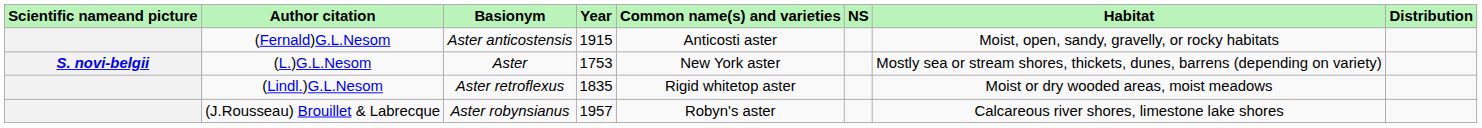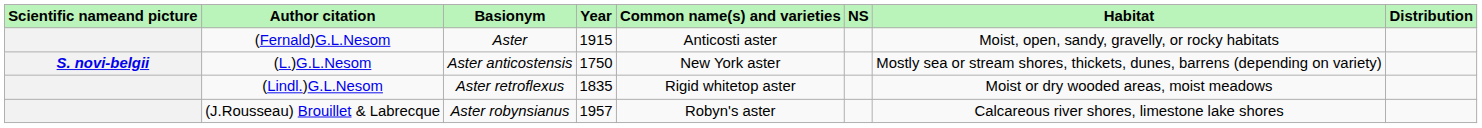(510, 39) Aster anticostensis -> (510, 39) Aster
(510, 63) Aster -> (510, 63) Aster anticostensis
(596, 63) 1753 -> (596, 63) 1750
